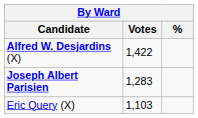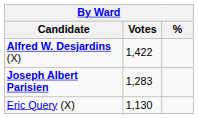(139, 105) 1,103 -> (139, 105) 1,130
